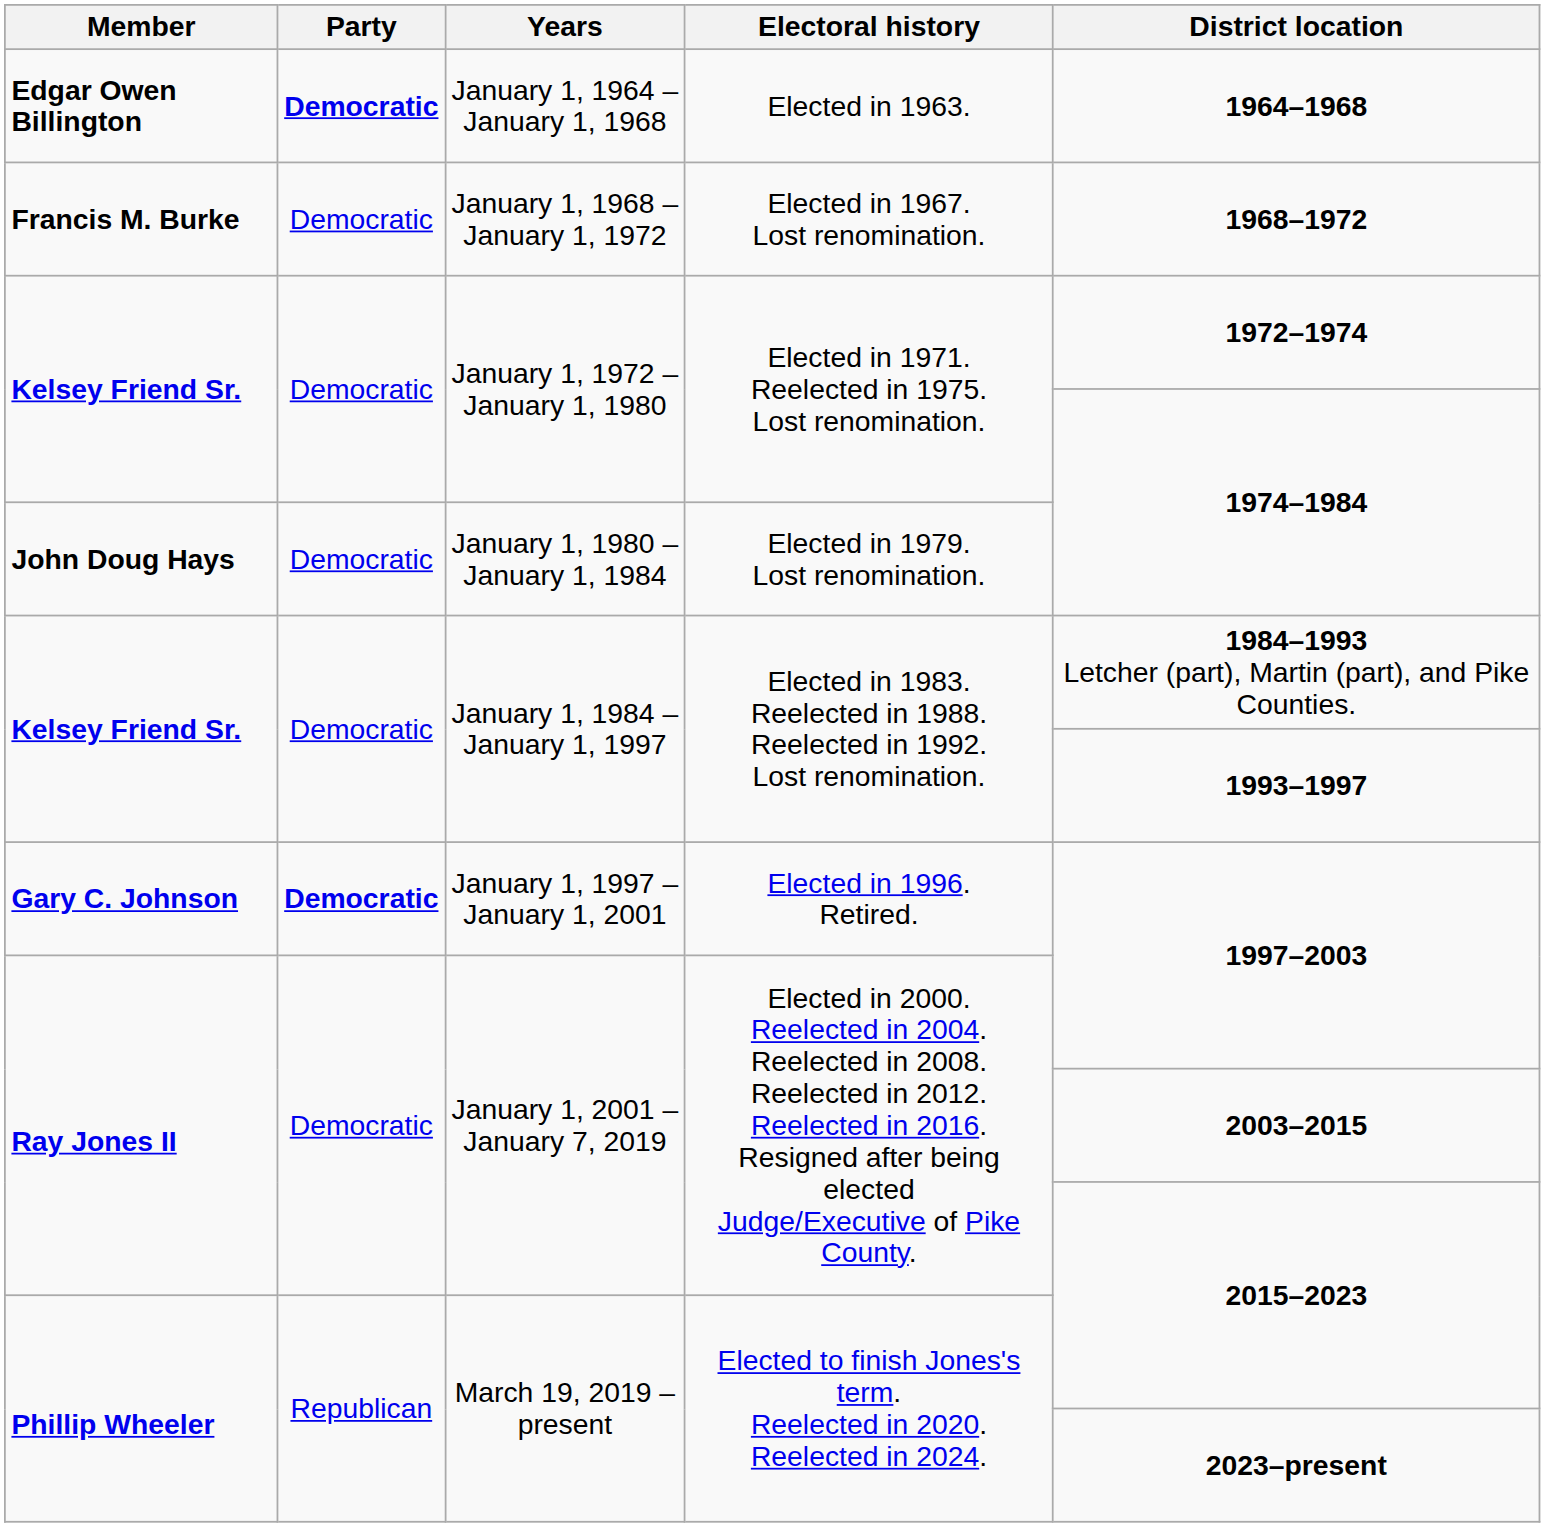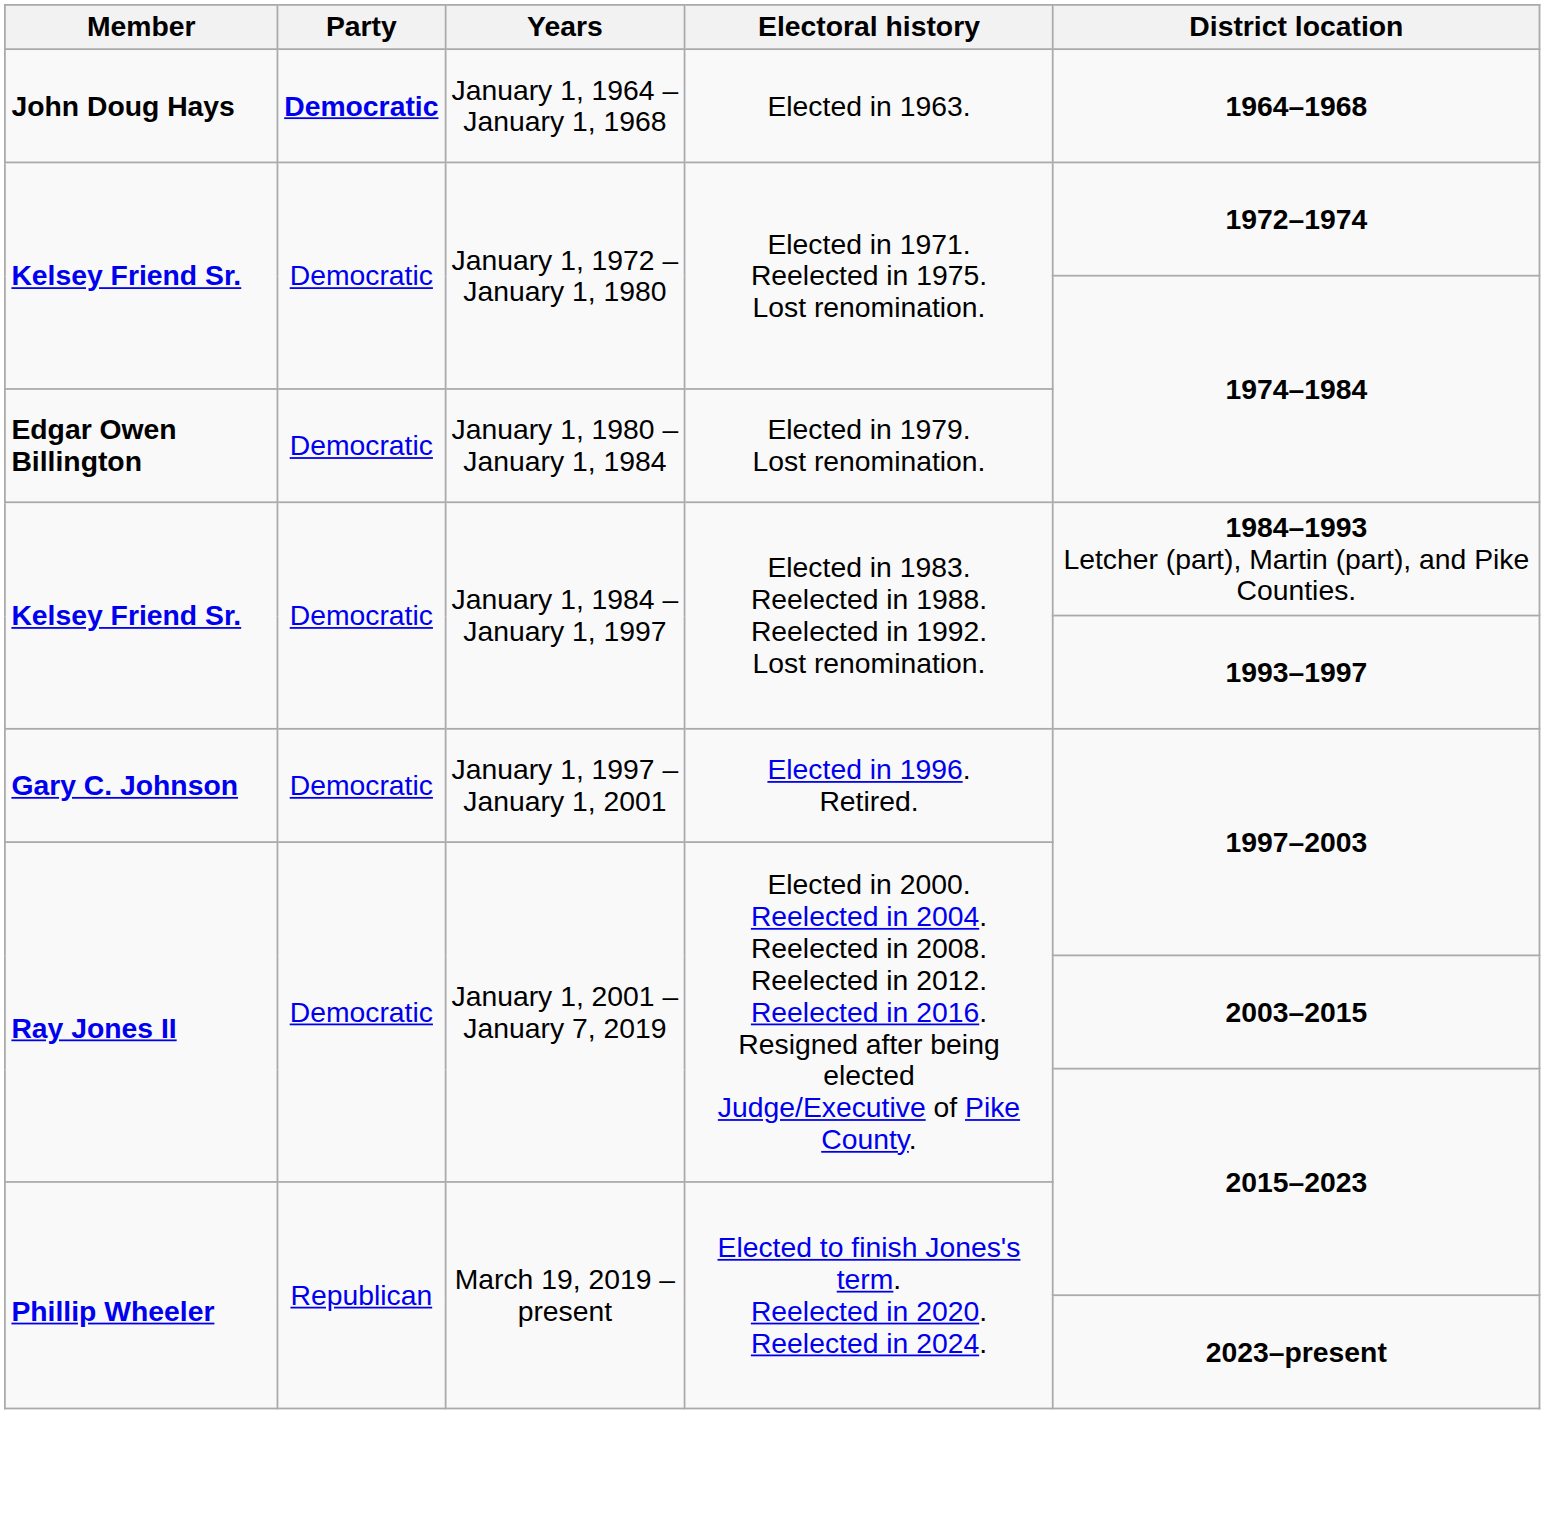(94, 106) Edgar Owen Billington -> (123, 106) John Doug Hays
- row: (565, 219)
(123, 559) John Doug Hays -> (94, 445) Edgar Owen Billington
(361, 899) bold -> (361, 785) normal
